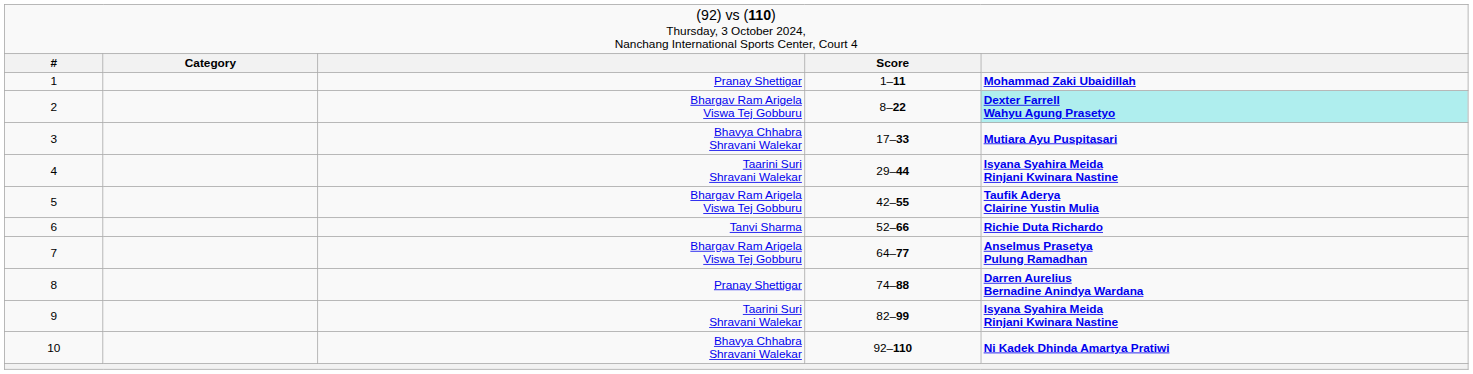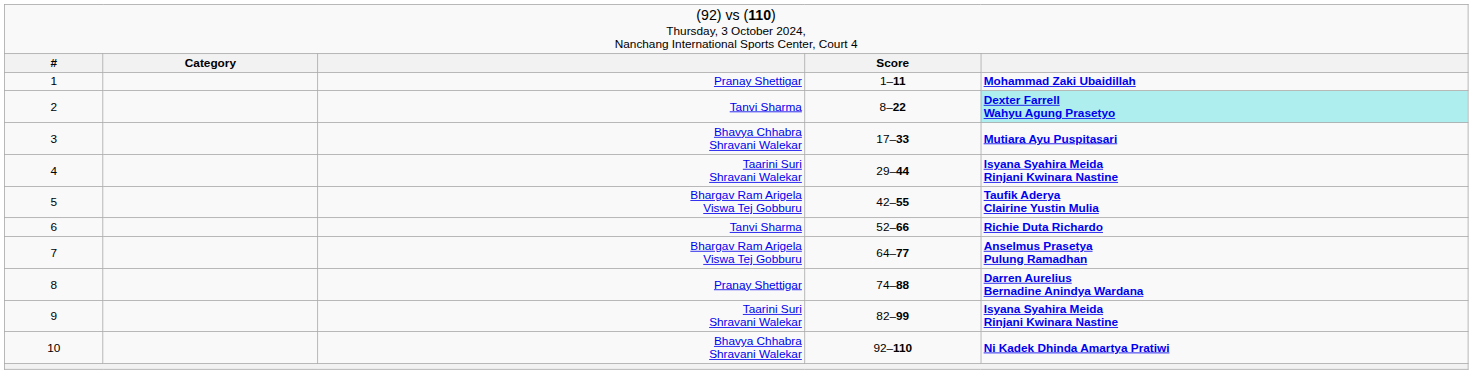(746, 107) Bhargav Ram Arigela Viswa Tej Gobburu -> (766, 107) Tanvi Sharma
